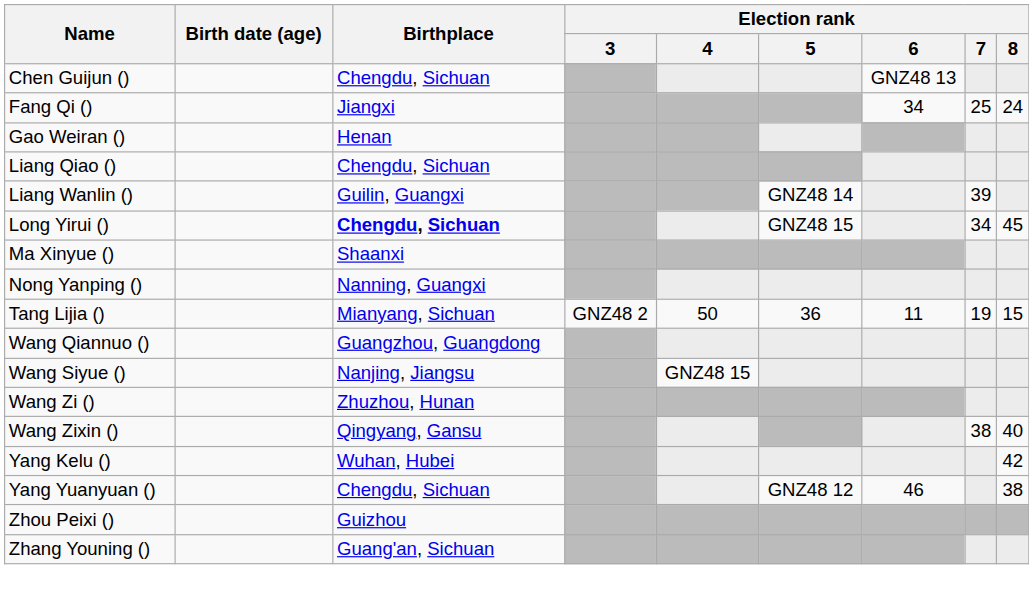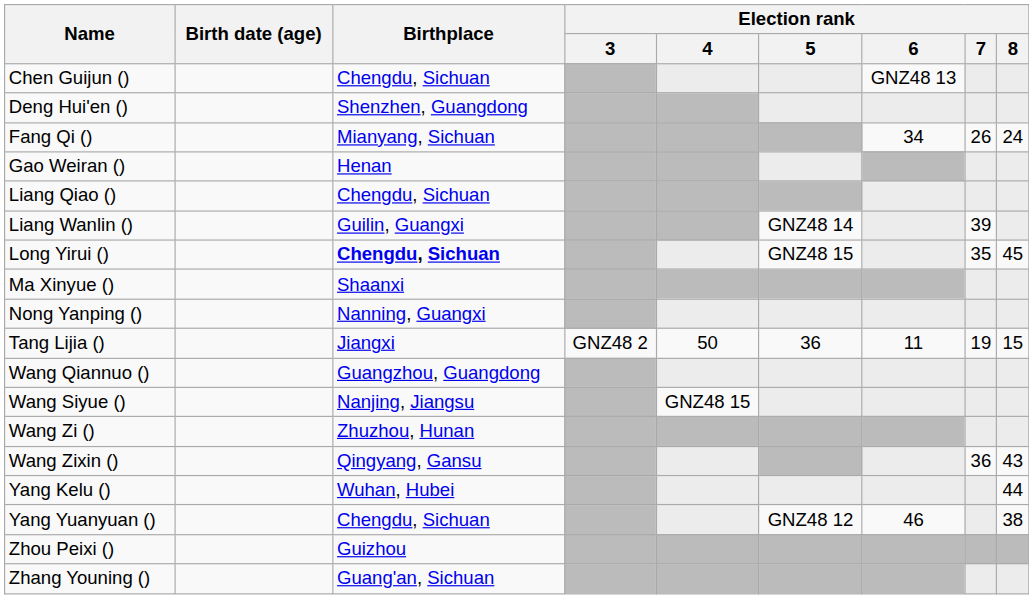+ row: (68, 107)
(366, 107) Jiangxi -> (416, 136) Mianyang, Sichuan
(981, 107) 25 -> (981, 136) 26
(981, 225) 34 -> (981, 254) 35
(416, 313) Mianyang, Sichuan -> (366, 343) Jiangxi
(981, 431) 38 -> (981, 460) 36
(1013, 431) 40 -> (1013, 460) 43
(1013, 460) 42 -> (1013, 490) 44
